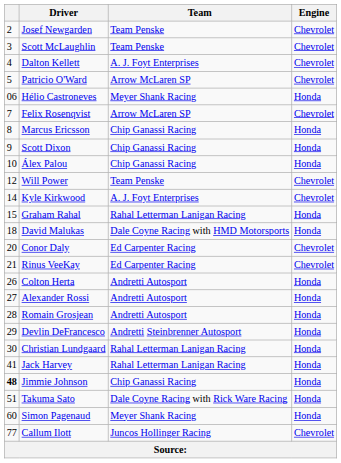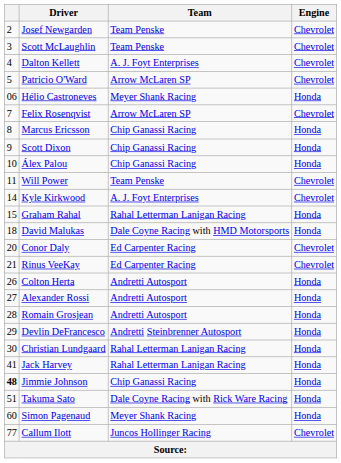(12, 181) 12 -> (12, 181) 11
